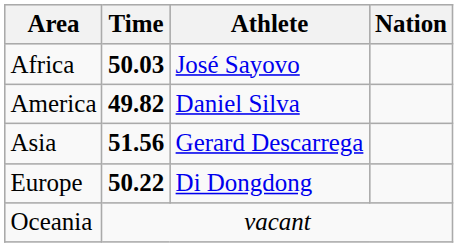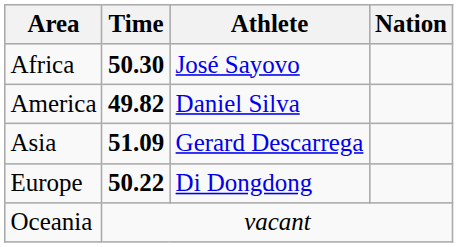(136, 63) 50.03 -> (136, 63) 50.30
(136, 143) 51.56 -> (136, 143) 51.09
